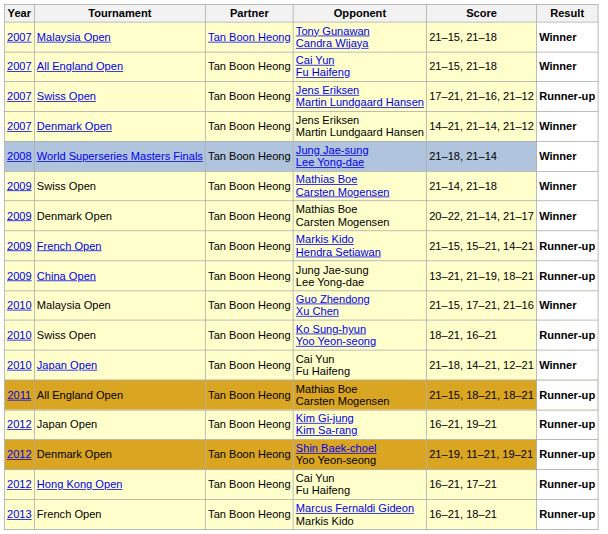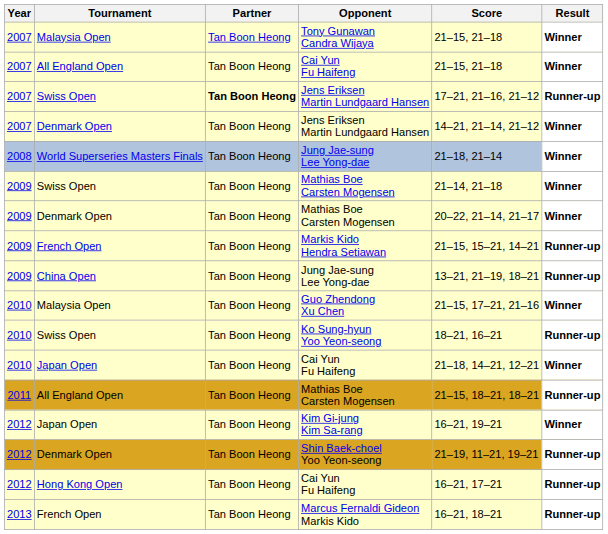(249, 97) normal -> (252, 97) bold
(567, 425) Runner-up -> (563, 425) Winner
